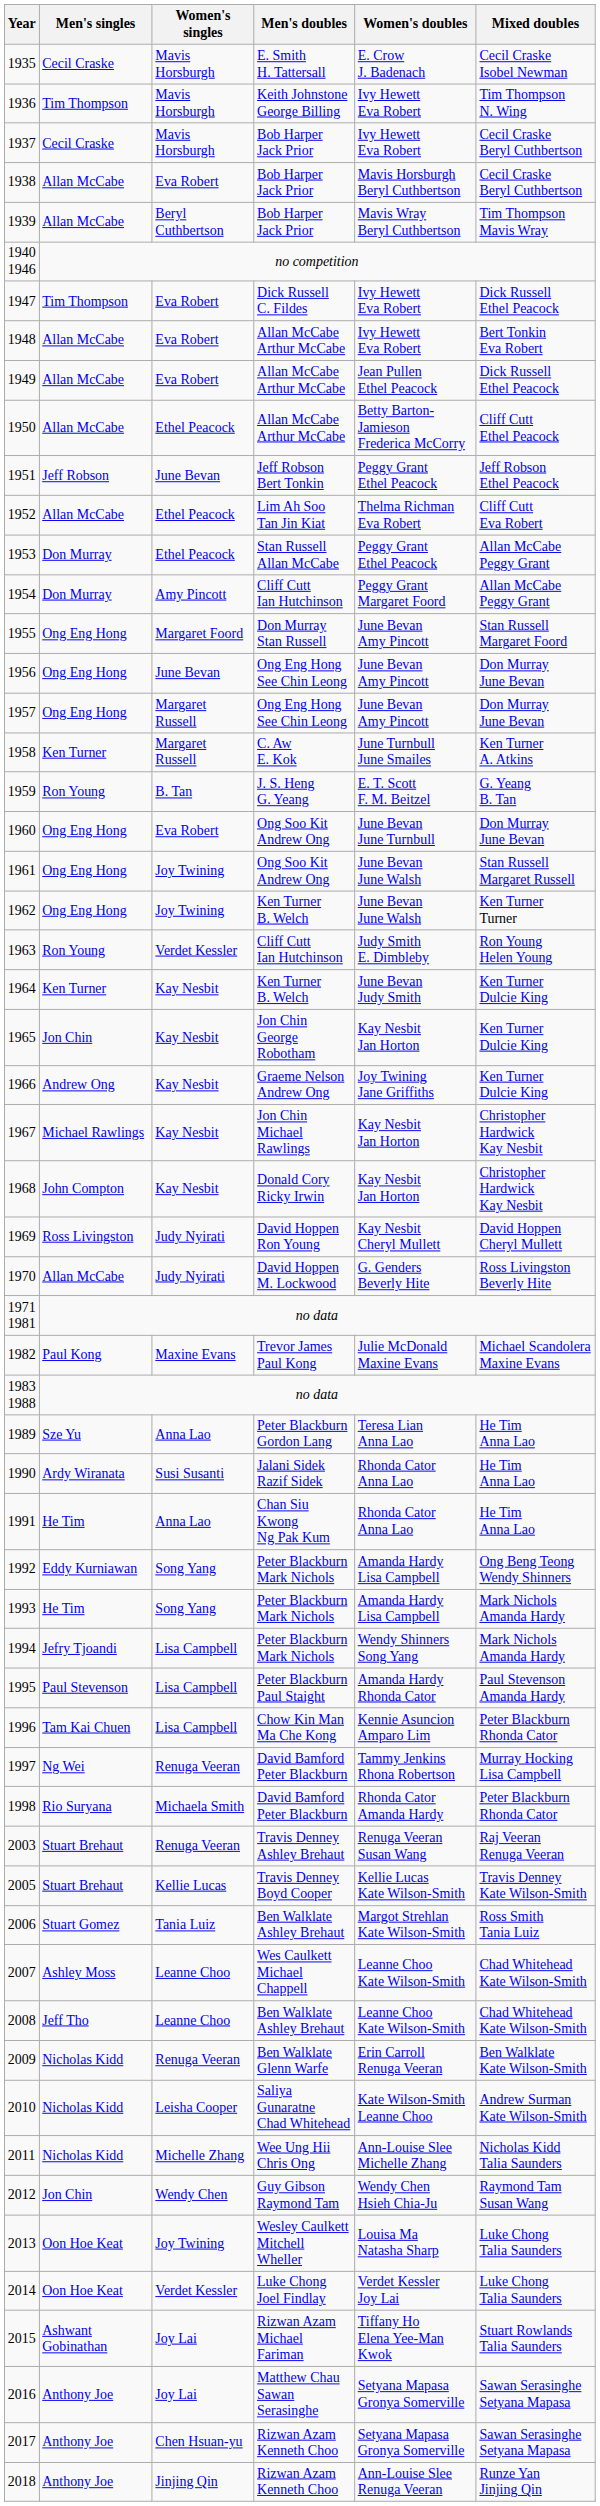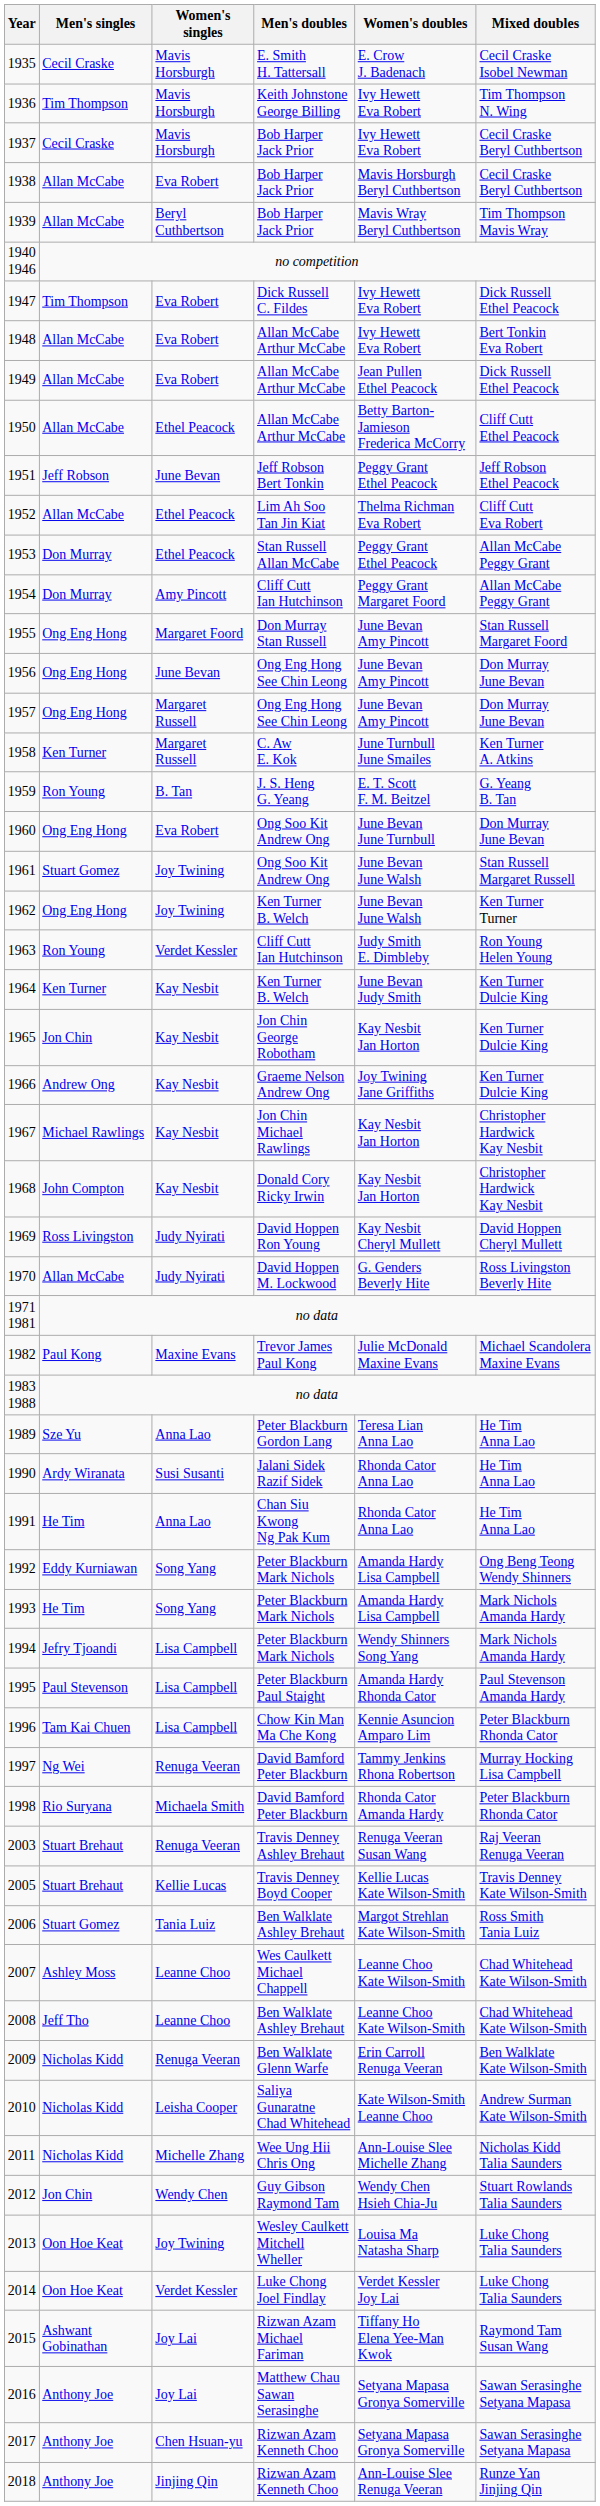(84, 871) Ong Eng Hong -> (81, 871) Stuart Gomez
(521, 2195) Raymond Tam Susan Wang -> (526, 2195) Stuart Rowlands Talia Saunders
(526, 2338) Stuart Rowlands Talia Saunders -> (521, 2338) Raymond Tam Susan Wang
